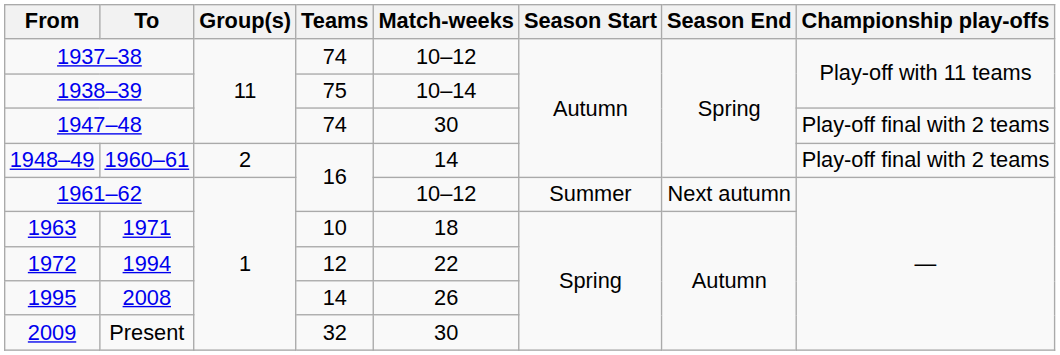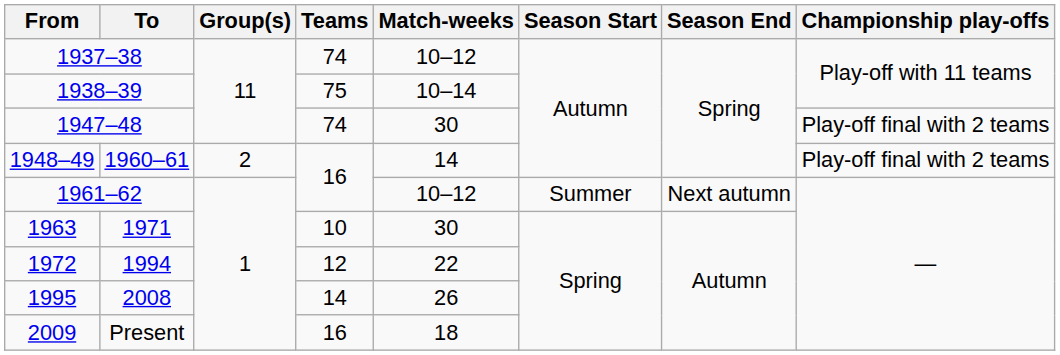(446, 228) 18 -> (446, 228) 30
(335, 332) 32 -> (335, 332) 16
(446, 332) 30 -> (446, 332) 18
